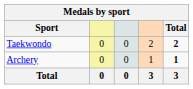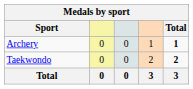rows swapped: (22, 60) <-> (29, 44)
